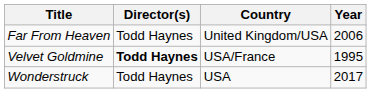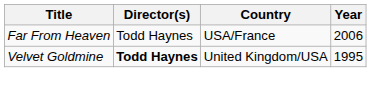(266, 35) United Kingdom/USA -> (239, 35) USA/France
(239, 56) USA/France -> (266, 56) United Kingdom/USA
- row: (48, 77)
